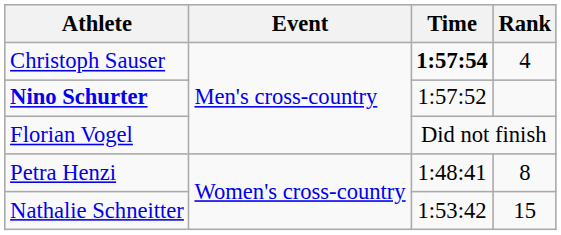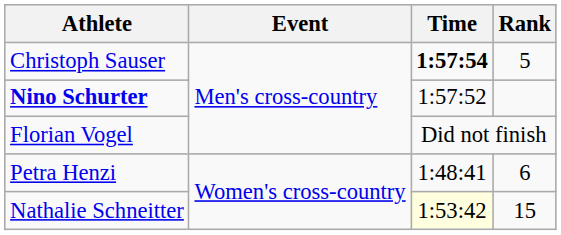(525, 60) 4 -> (525, 60) 5
(525, 172) 8 -> (525, 172) 6
(452, 209) no background -> (452, 209) lightyellow background
